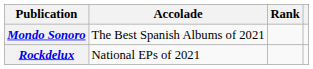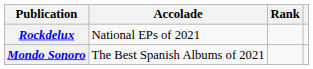rows swapped: (46, 34) <-> (46, 54)
